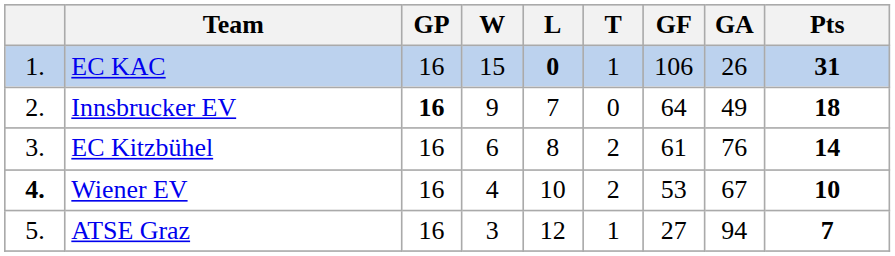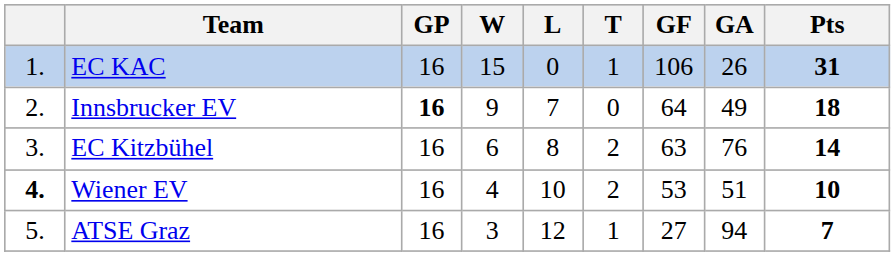(553, 66) bold -> (553, 66) normal
(674, 148) 61 -> (674, 148) 63
(734, 189) 67 -> (734, 189) 51
